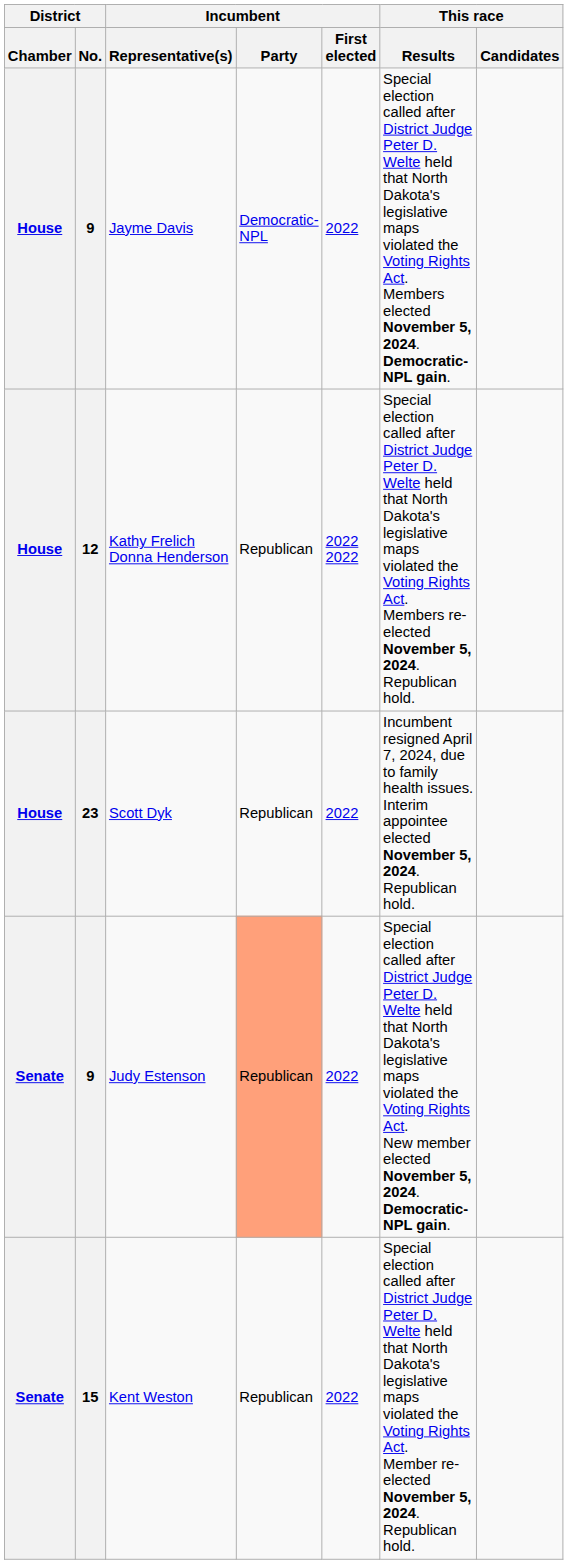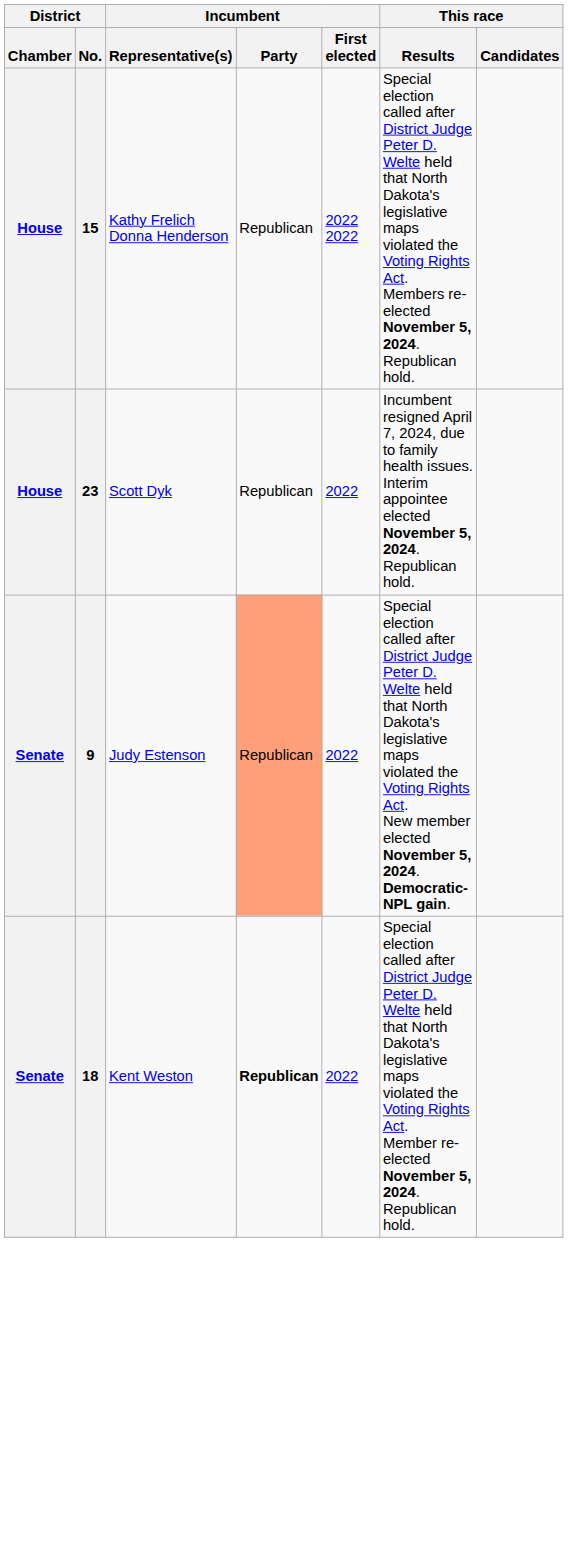- row: (151, 228)
(90, 549) 12 -> (90, 228) 15
(90, 1398) 15 -> (90, 1076) 18
(276, 1398) normal -> (279, 1076) bold
